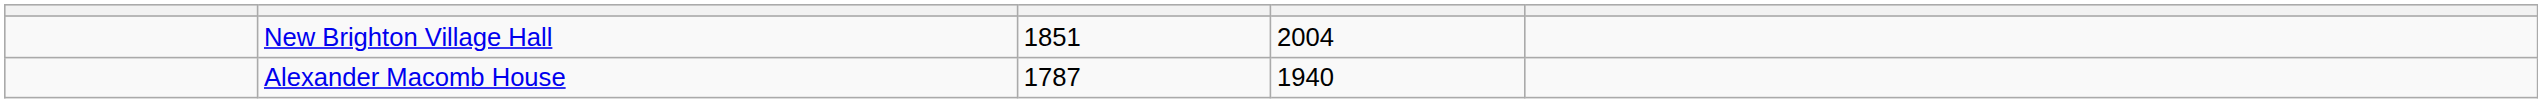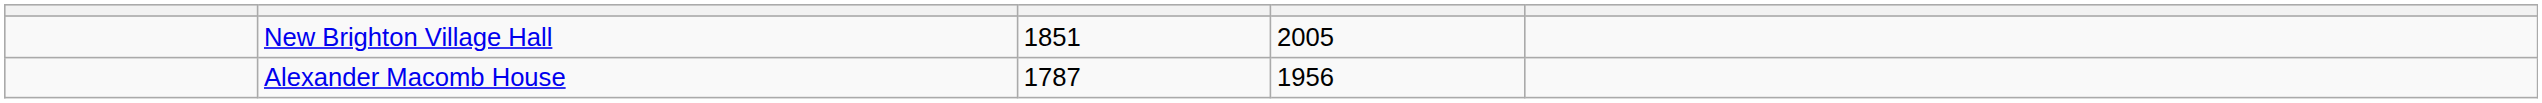(1306, 36) 2004 -> (1306, 36) 2005
(1306, 77) 1940 -> (1306, 77) 1956
